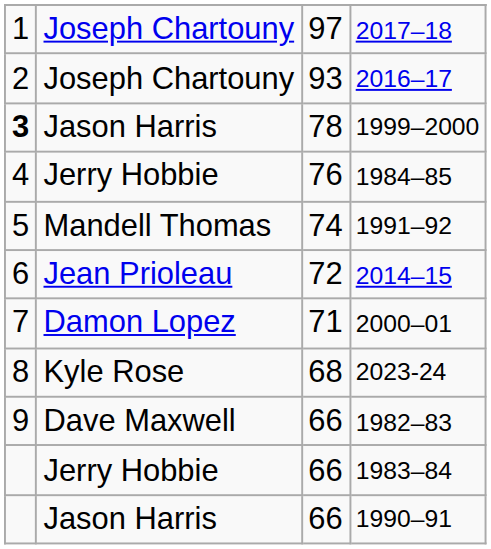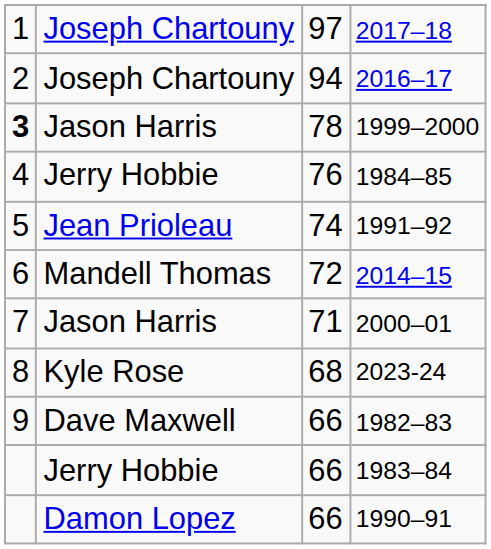(326, 77) 93 -> (326, 77) 94
(157, 224) Mandell Thomas -> (138, 224) Jean Prioleau
(138, 273) Jean Prioleau -> (157, 273) Mandell Thomas
(140, 322) Damon Lopez -> (130, 322) Jason Harris
(130, 518) Jason Harris -> (140, 518) Damon Lopez
